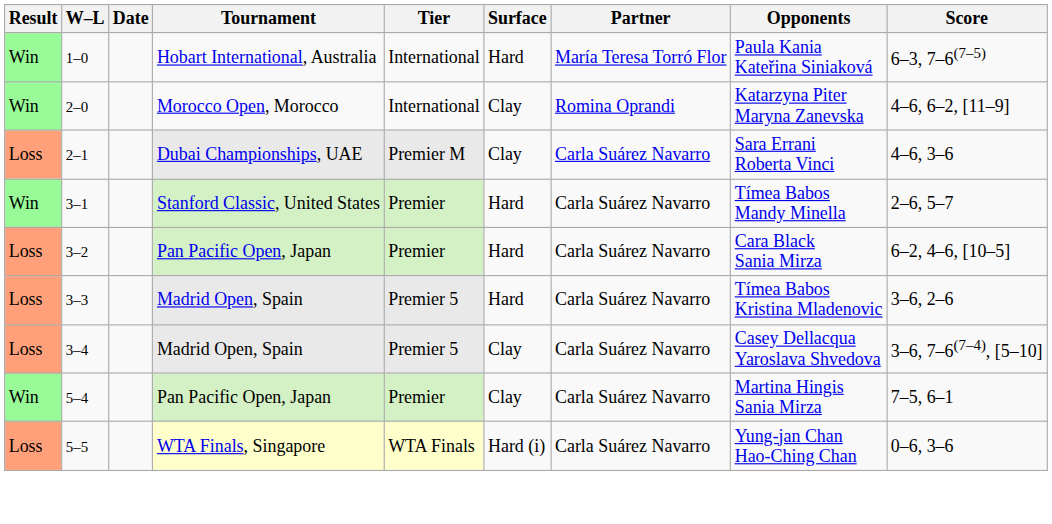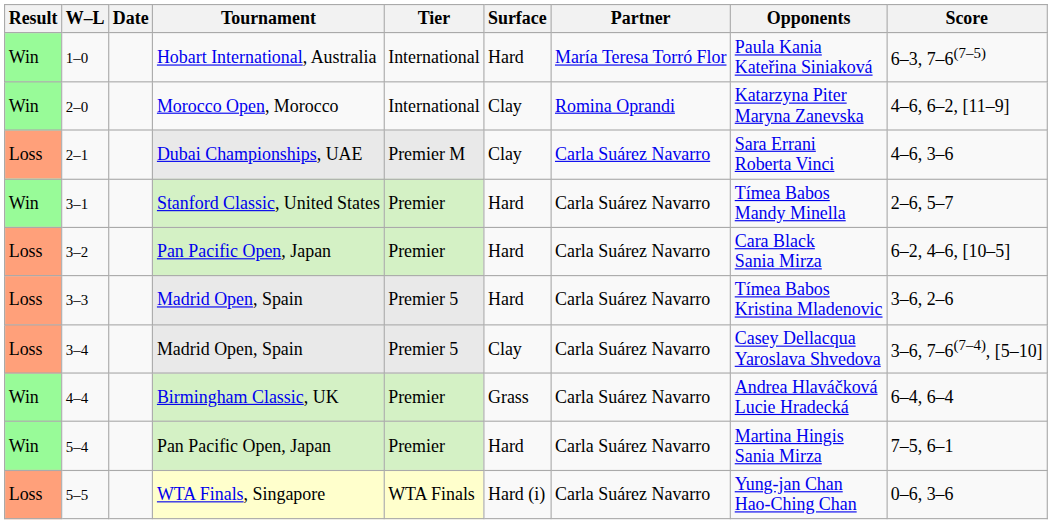+ row: (77, 398)
(505, 397) Clay -> (506, 445) Hard
